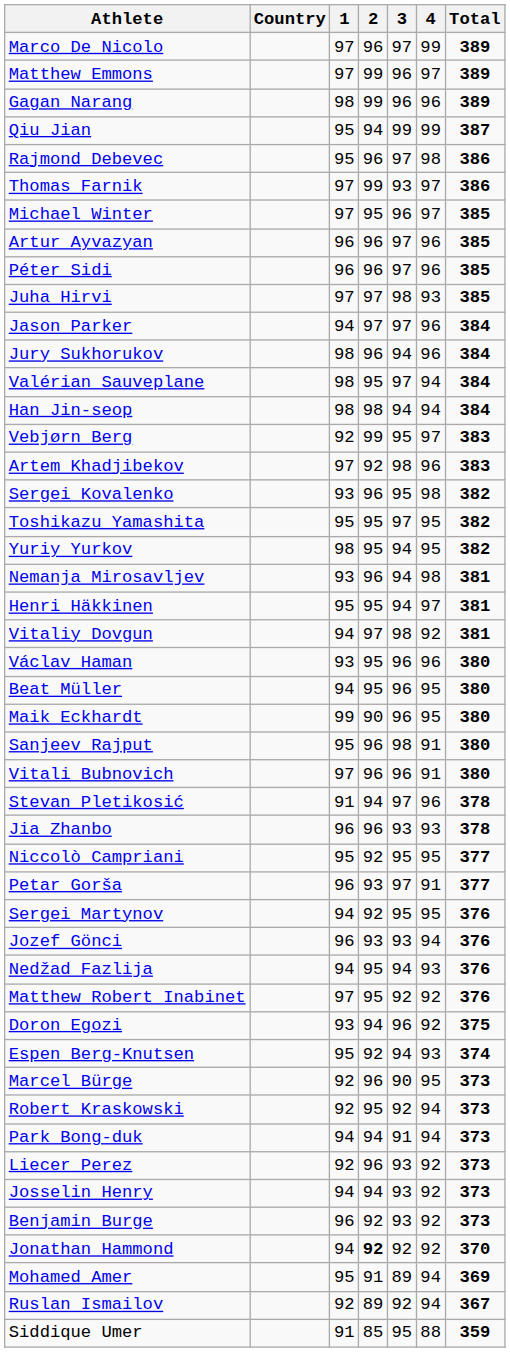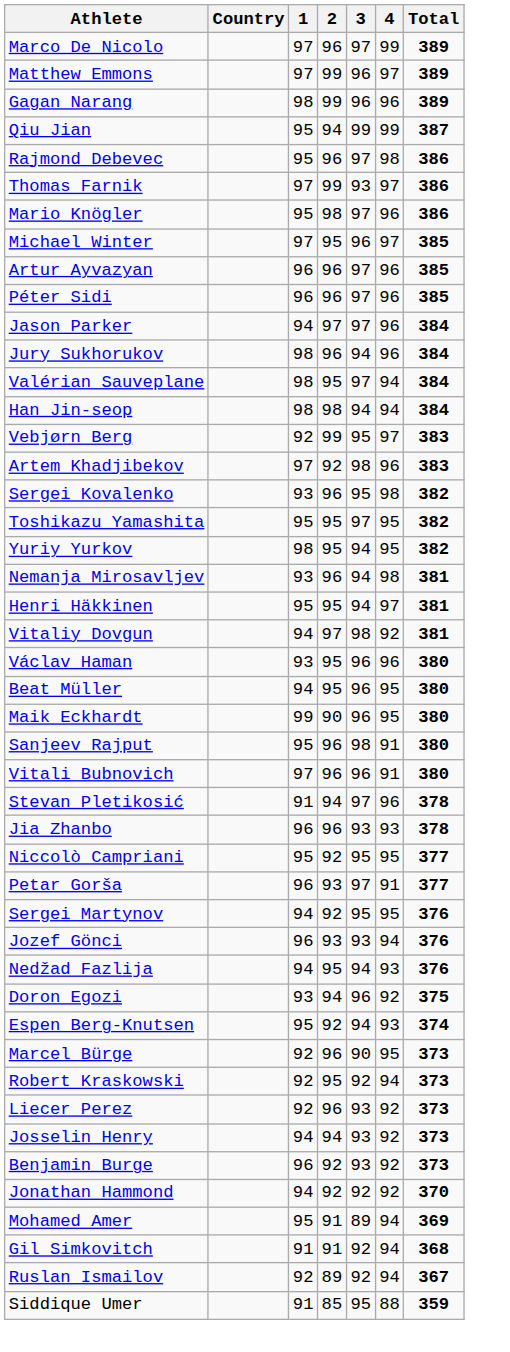+ row: (76, 214)
- row: (60, 298)
- row: (127, 998)
- row: (76, 1137)
(373, 1249) bold -> (332, 1193) normal
+ row: (81, 1249)
